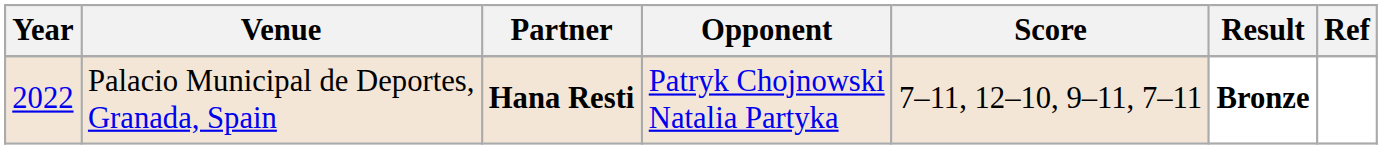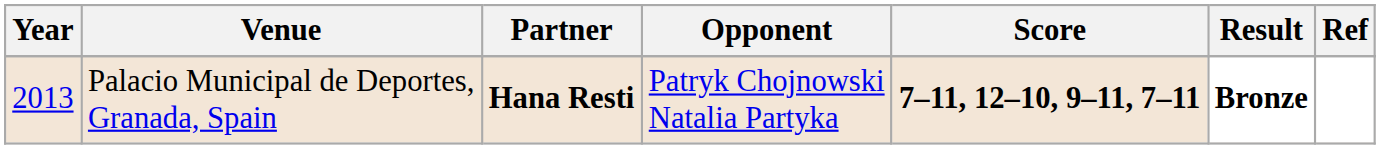(43, 98) 2022 -> (43, 98) 2013
(1051, 98) normal -> (1050, 98) bold
